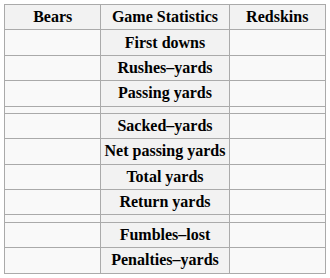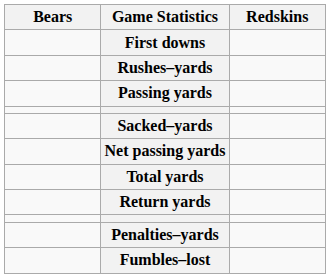rows swapped: (53, 235) <-> (53, 260)
